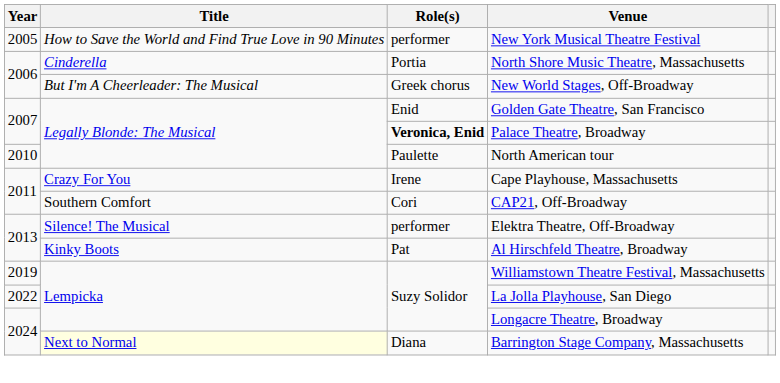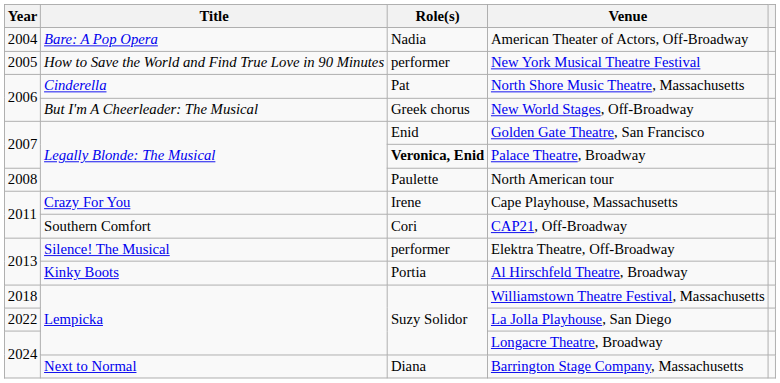+ row: (620, 39)
(408, 62) Portia -> (400, 86) Pat
(23, 156) 2010 -> (23, 179) 2008
(400, 249) Pat -> (408, 272) Portia
(23, 272) 2019 -> (23, 296) 2018
(90, 343) lightyellow background -> (90, 366) no background
